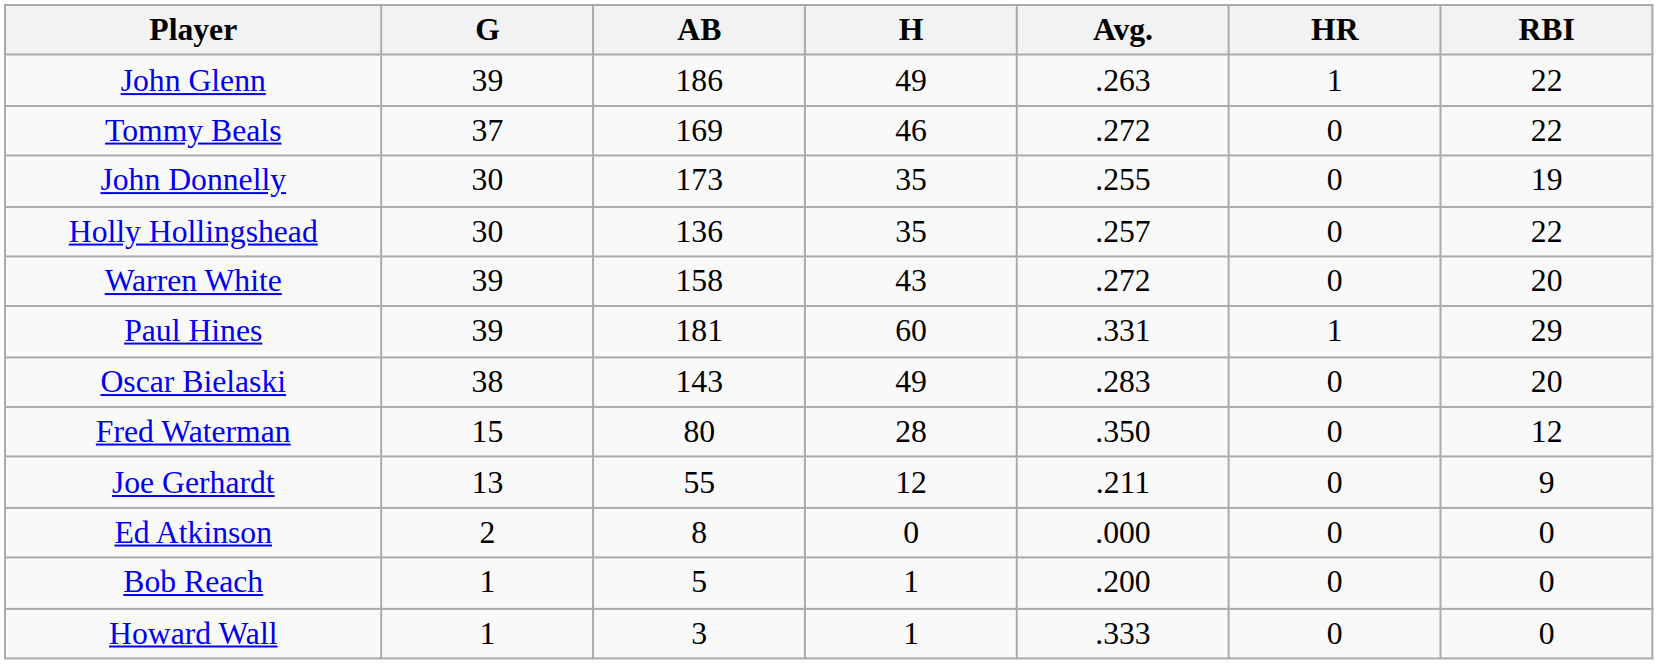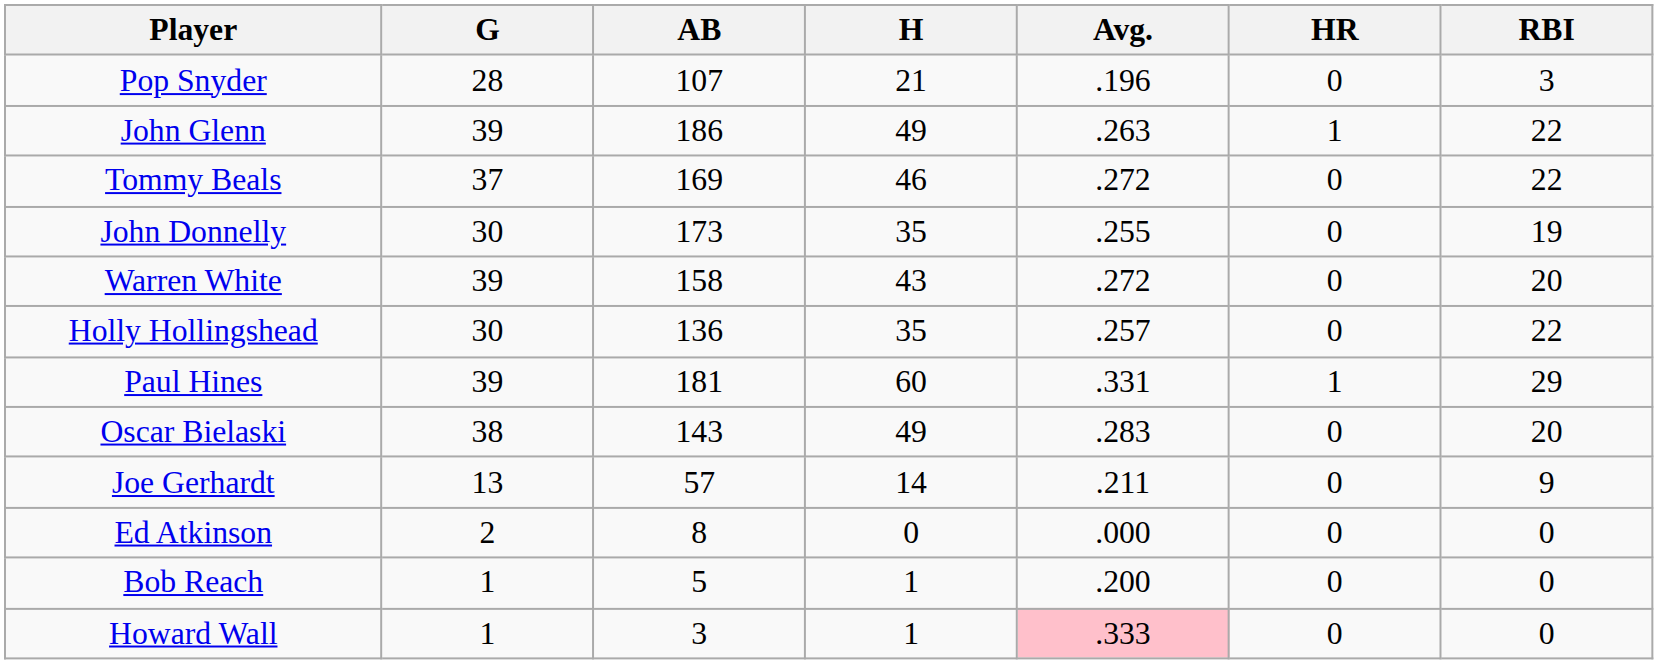+ row: (193, 79)
rows swapped: (193, 280) <-> (193, 230)
- row: (193, 431)
(699, 481) 55 -> (699, 481) 57
(911, 481) 12 -> (911, 481) 14
(1123, 632) no background -> (1123, 632) pink background
